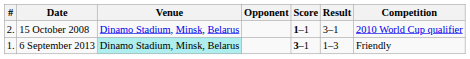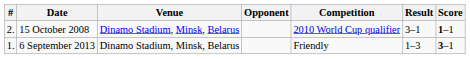columns swapped: (306, 12) <-> (409, 12)
(170, 45) paleturquoise background -> (170, 45) no background
